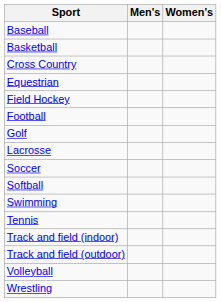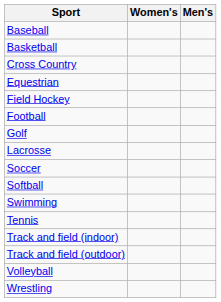columns swapped: (145, 13) <-> (189, 13)
